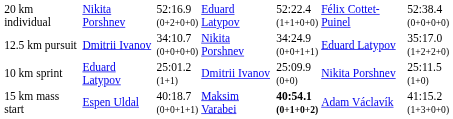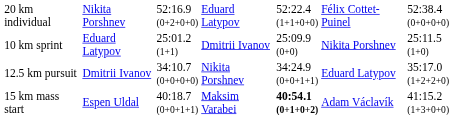rows swapped: (33, 73) <-> (40, 45)
